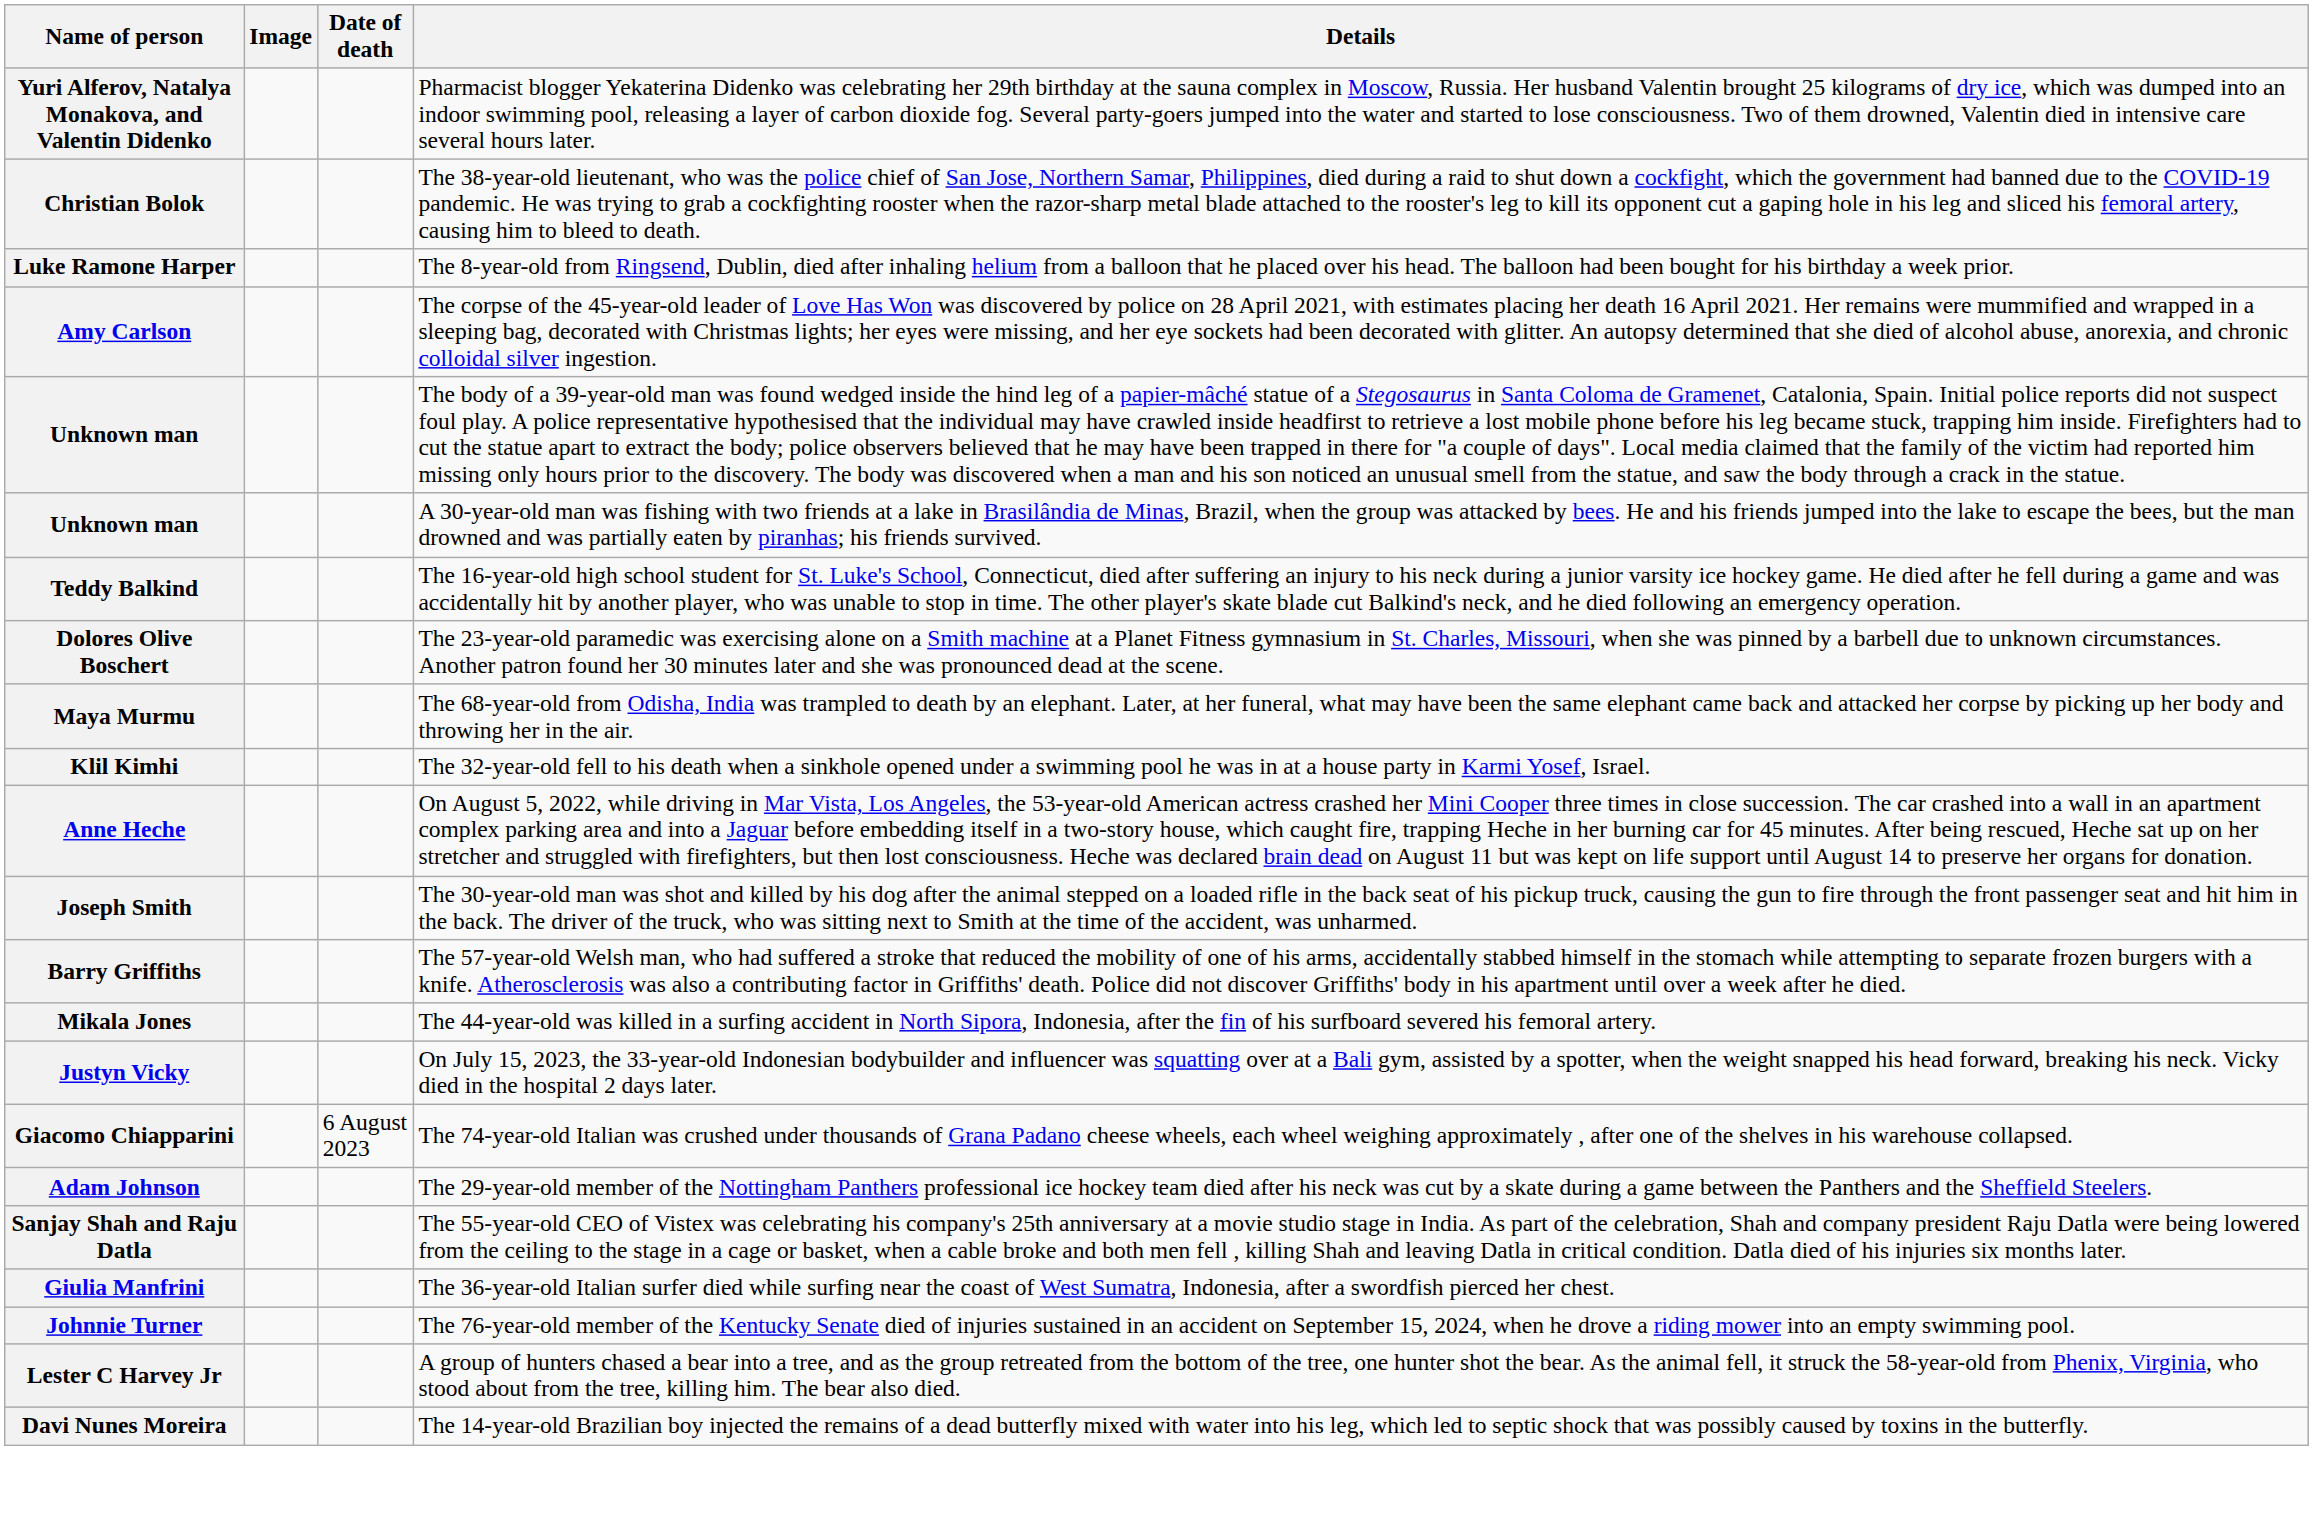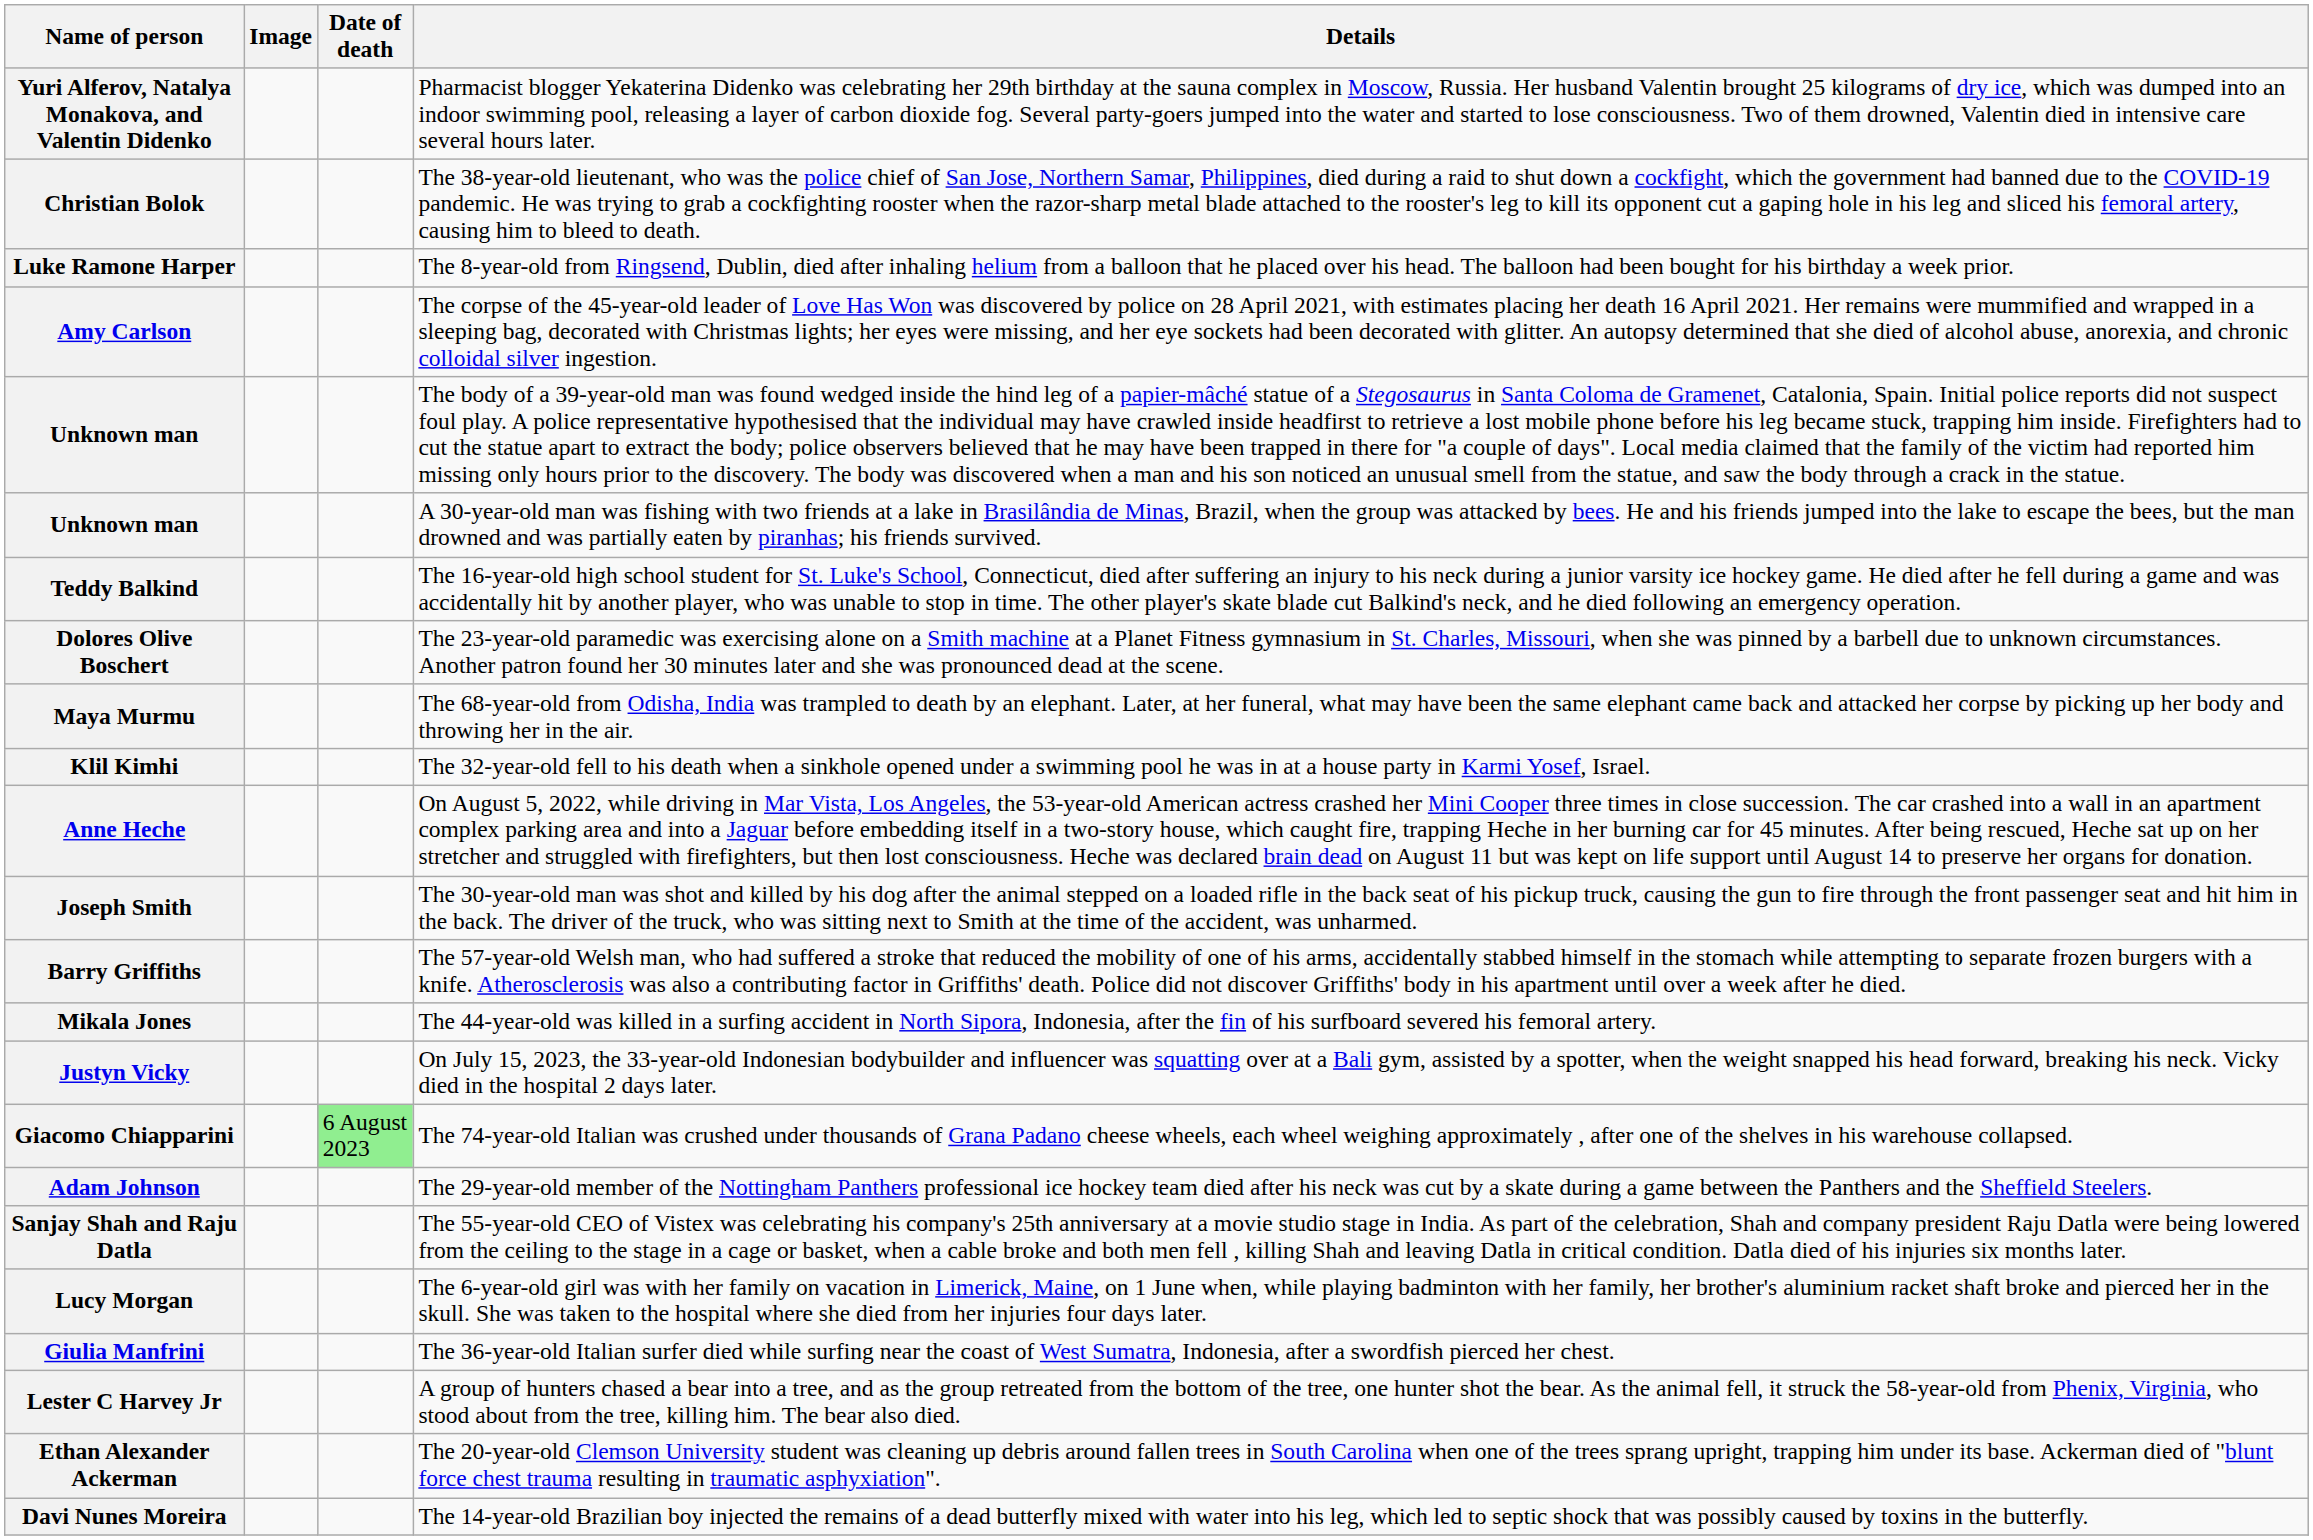(365, 1135) no background -> (365, 1135) lightgreen background
+ row: (124, 1300)
- row: (124, 1324)
+ row: (124, 1465)
